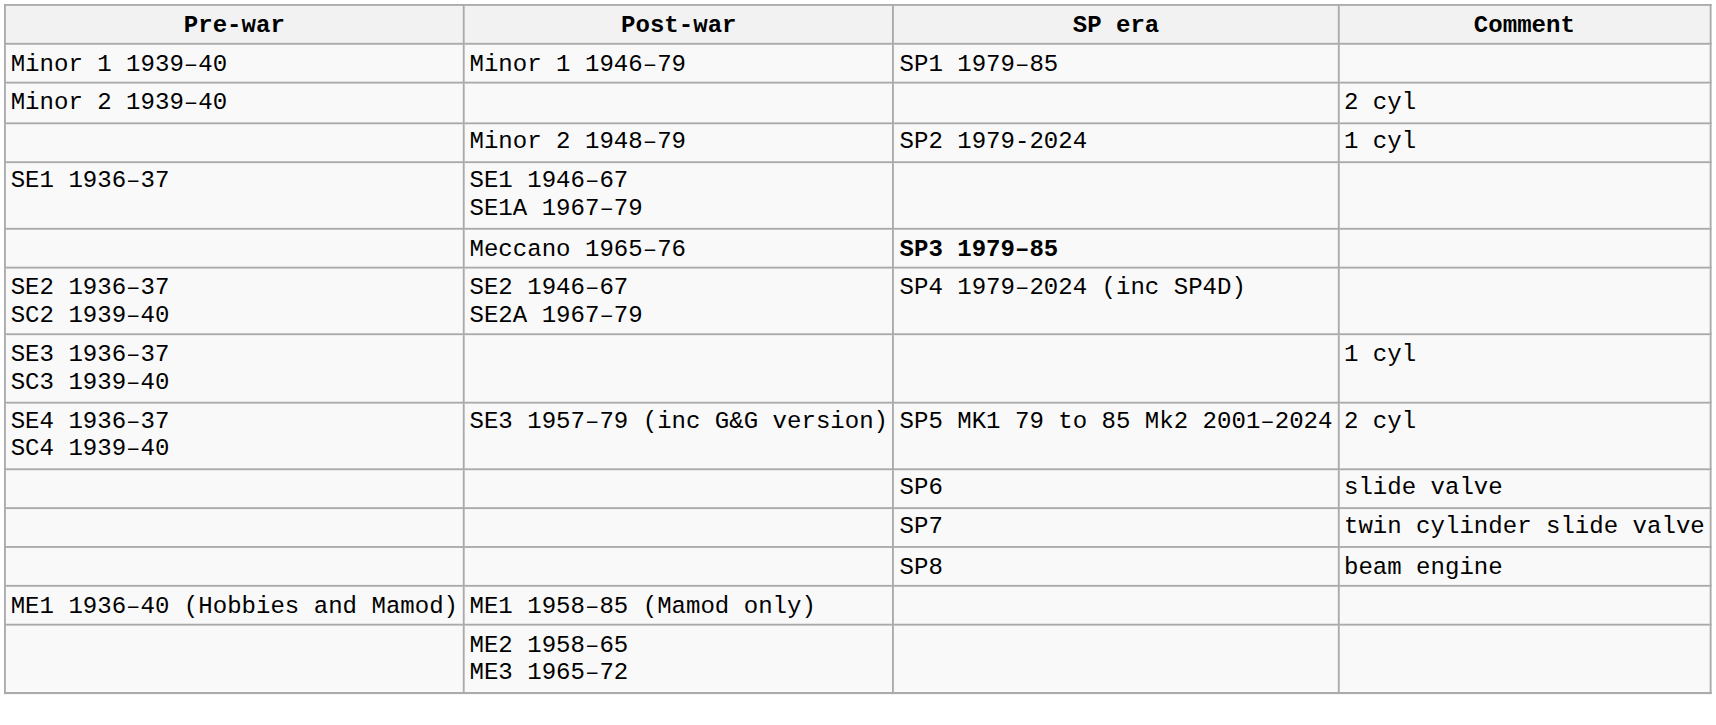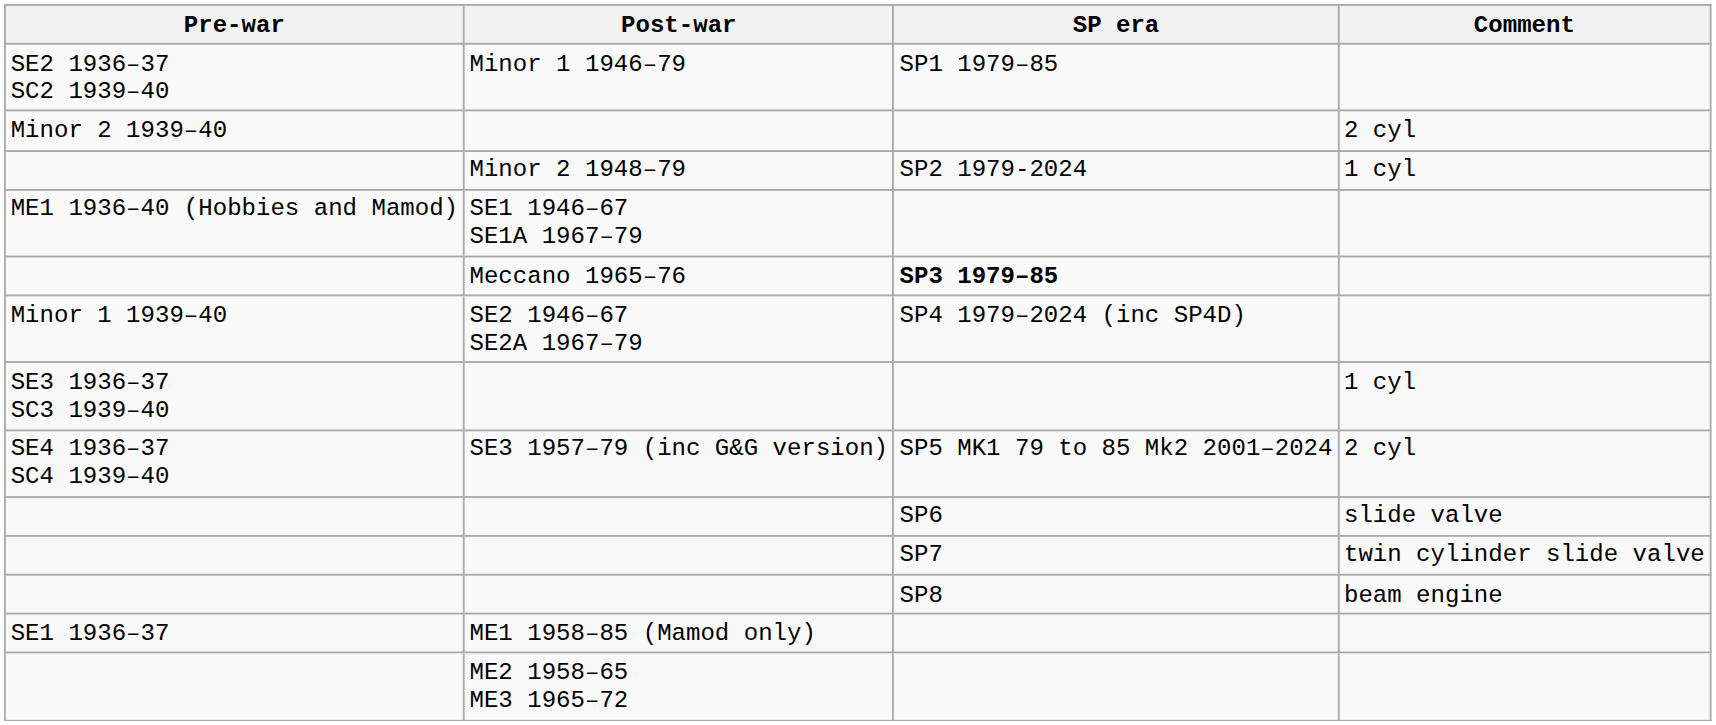(119, 64) Minor 1 1939–40 -> (90, 78) SE2 1936–37 SC2 1939–40
(90, 181) SE1 1936–37 -> (234, 209) ME1 1936–40 (Hobbies and Mamod)
(90, 301) SE2 1936–37 SC2 1939–40 -> (119, 315) Minor 1 1939–40
(234, 606) ME1 1936–40 (Hobbies and Mamod) -> (90, 634) SE1 1936–37
